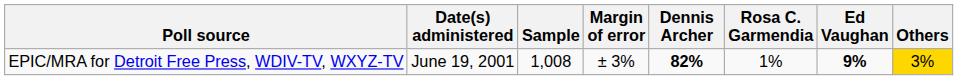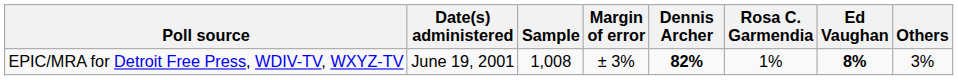(855, 62) 9% -> (855, 62) 8%
(923, 62) gold background -> (923, 62) no background
